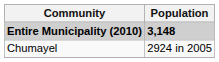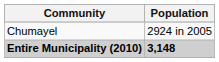rows swapped: (74, 31) <-> (32, 48)
